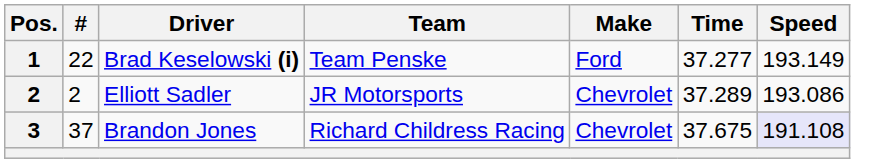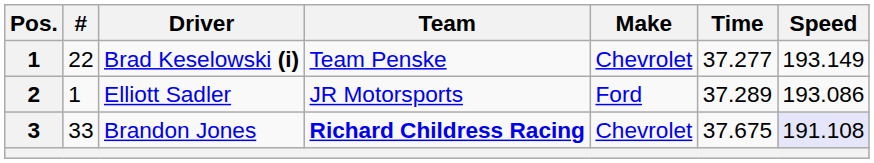(599, 59) Ford -> (644, 59) Chevrolet
(75, 95) 2 -> (75, 95) 1
(624, 95) Chevrolet -> (619, 95) Ford
(81, 130) 37 -> (81, 130) 33
(437, 130) normal -> (447, 130) bold
